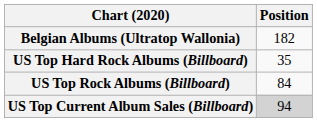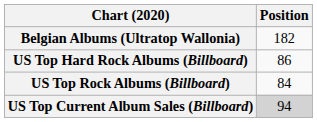(284, 60) 35 -> (284, 60) 86
